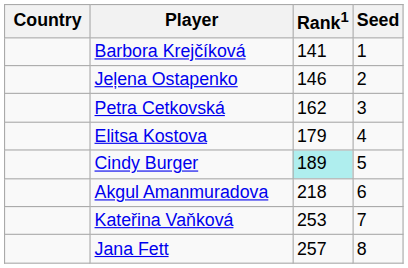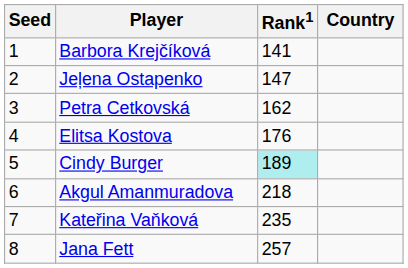columns swapped: (47, 20) <-> (378, 20)
(312, 79) 146 -> (277, 79) 147
(312, 136) 179 -> (277, 136) 176
(312, 220) 253 -> (277, 220) 235
